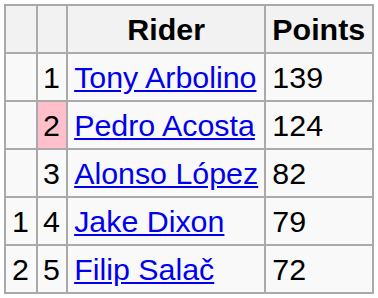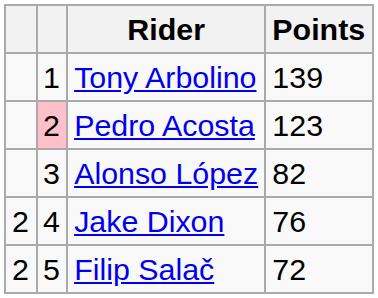(298, 126) 124 -> (298, 126) 123
(21, 222) 1 -> (21, 222) 2
(289, 222) 79 -> (289, 222) 76
